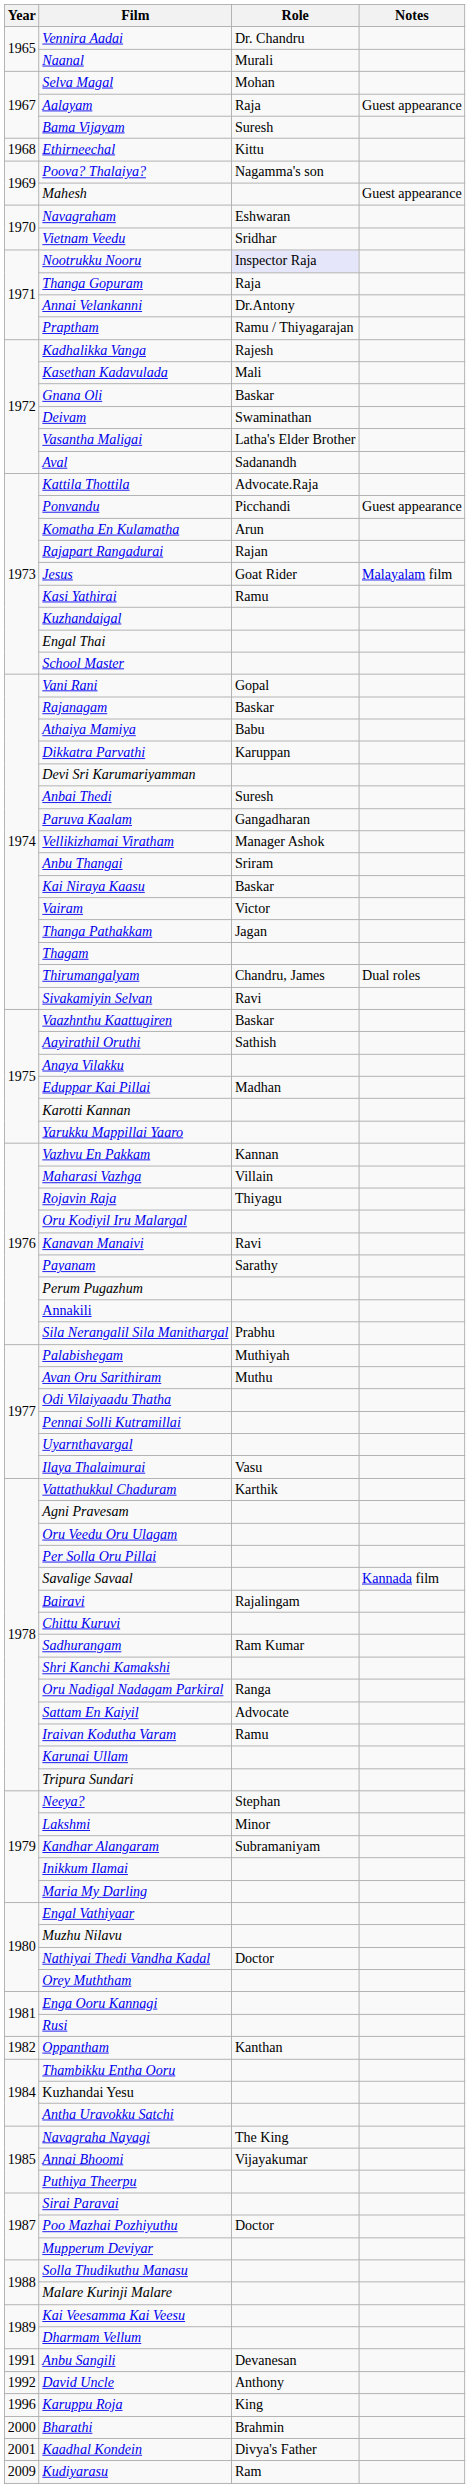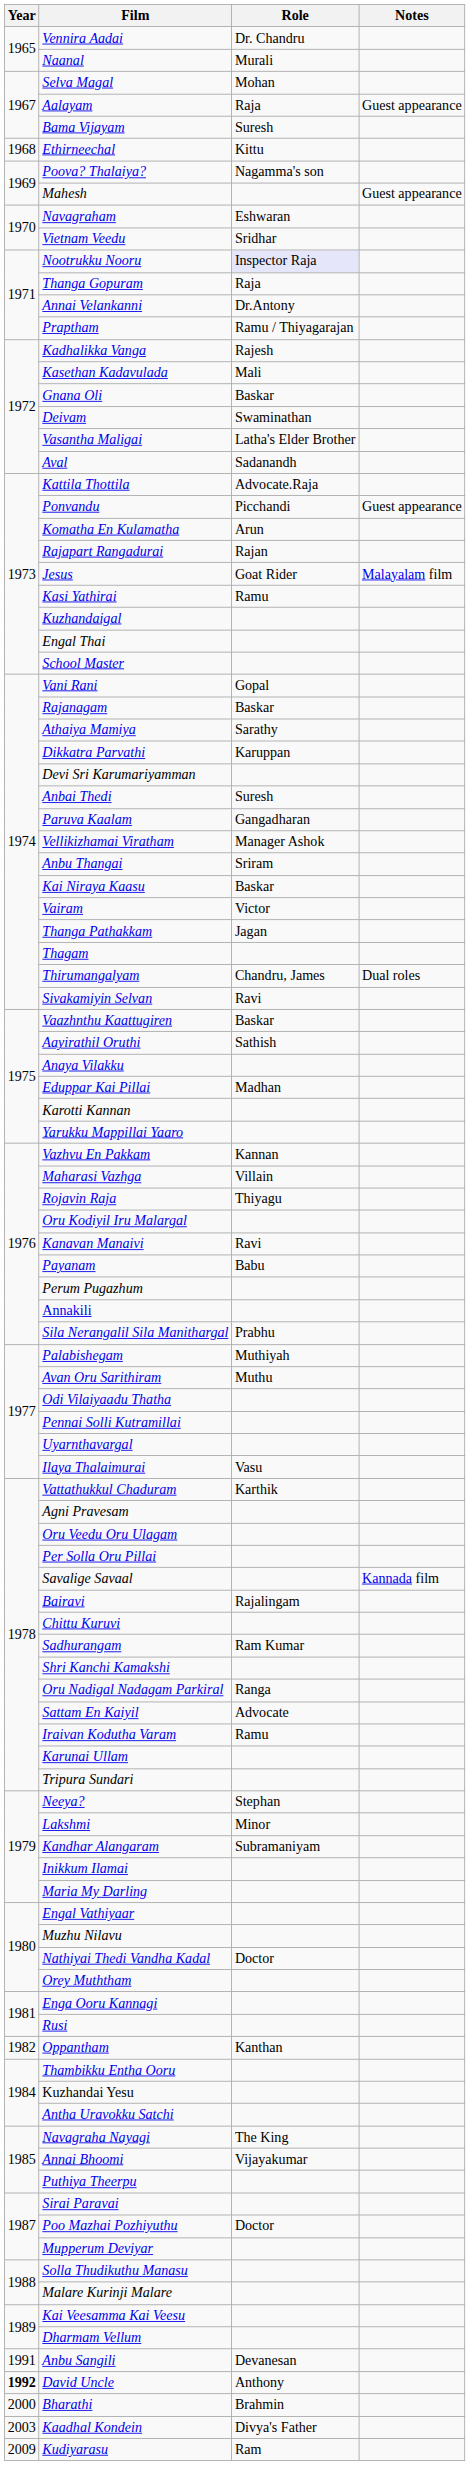(250, 730) Babu -> (256, 730) Sarathy
(256, 1266) Sarathy -> (250, 1266) Babu
(22, 2382) normal -> (22, 2382) bold
- row: (82, 2404)
(22, 2449) 2001 -> (22, 2427) 2003
